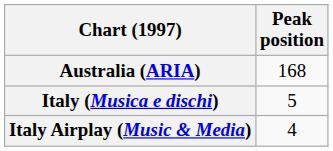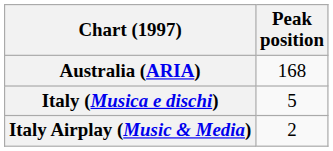(292, 130) 4 -> (292, 130) 2
